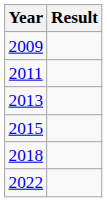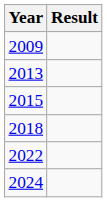- row: (26, 73)
+ row: (26, 182)
